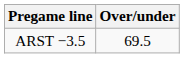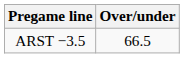(138, 40) 69.5 -> (138, 40) 66.5
